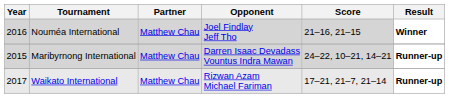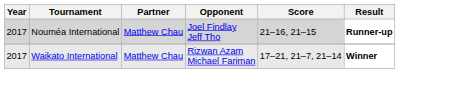(17, 32) 2016 -> (17, 32) 2017
(411, 32) Winner -> (369, 32) Runner-up
- row: (84, 56)
(419, 81) Runner-up -> (362, 56) Winner
